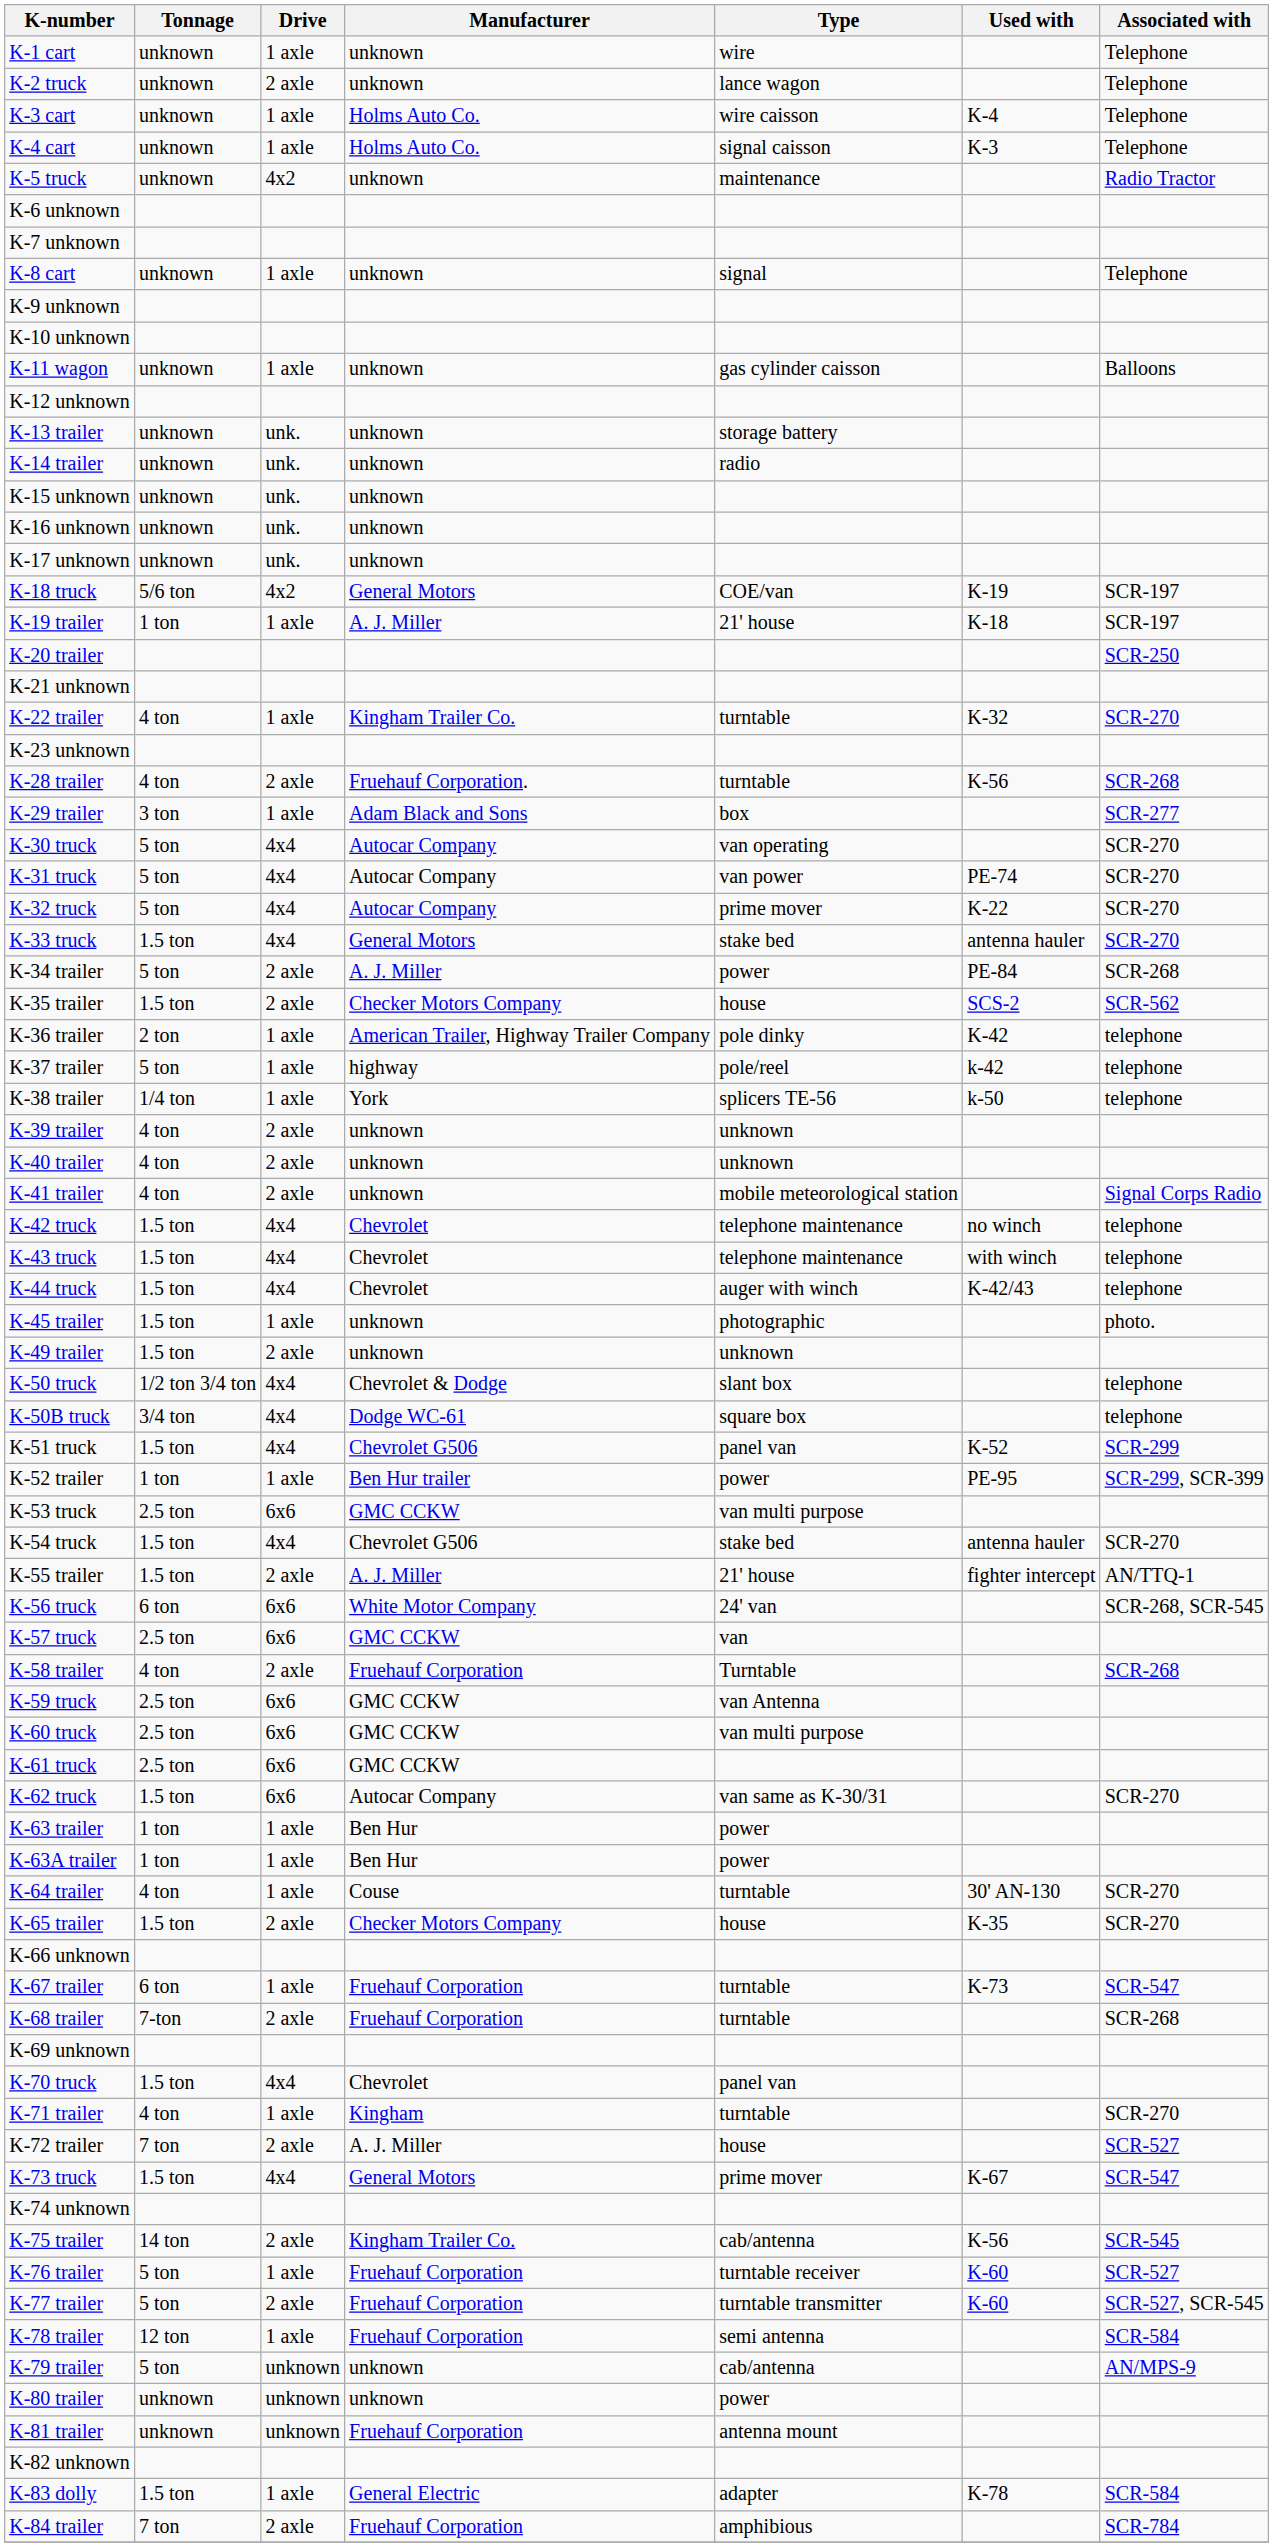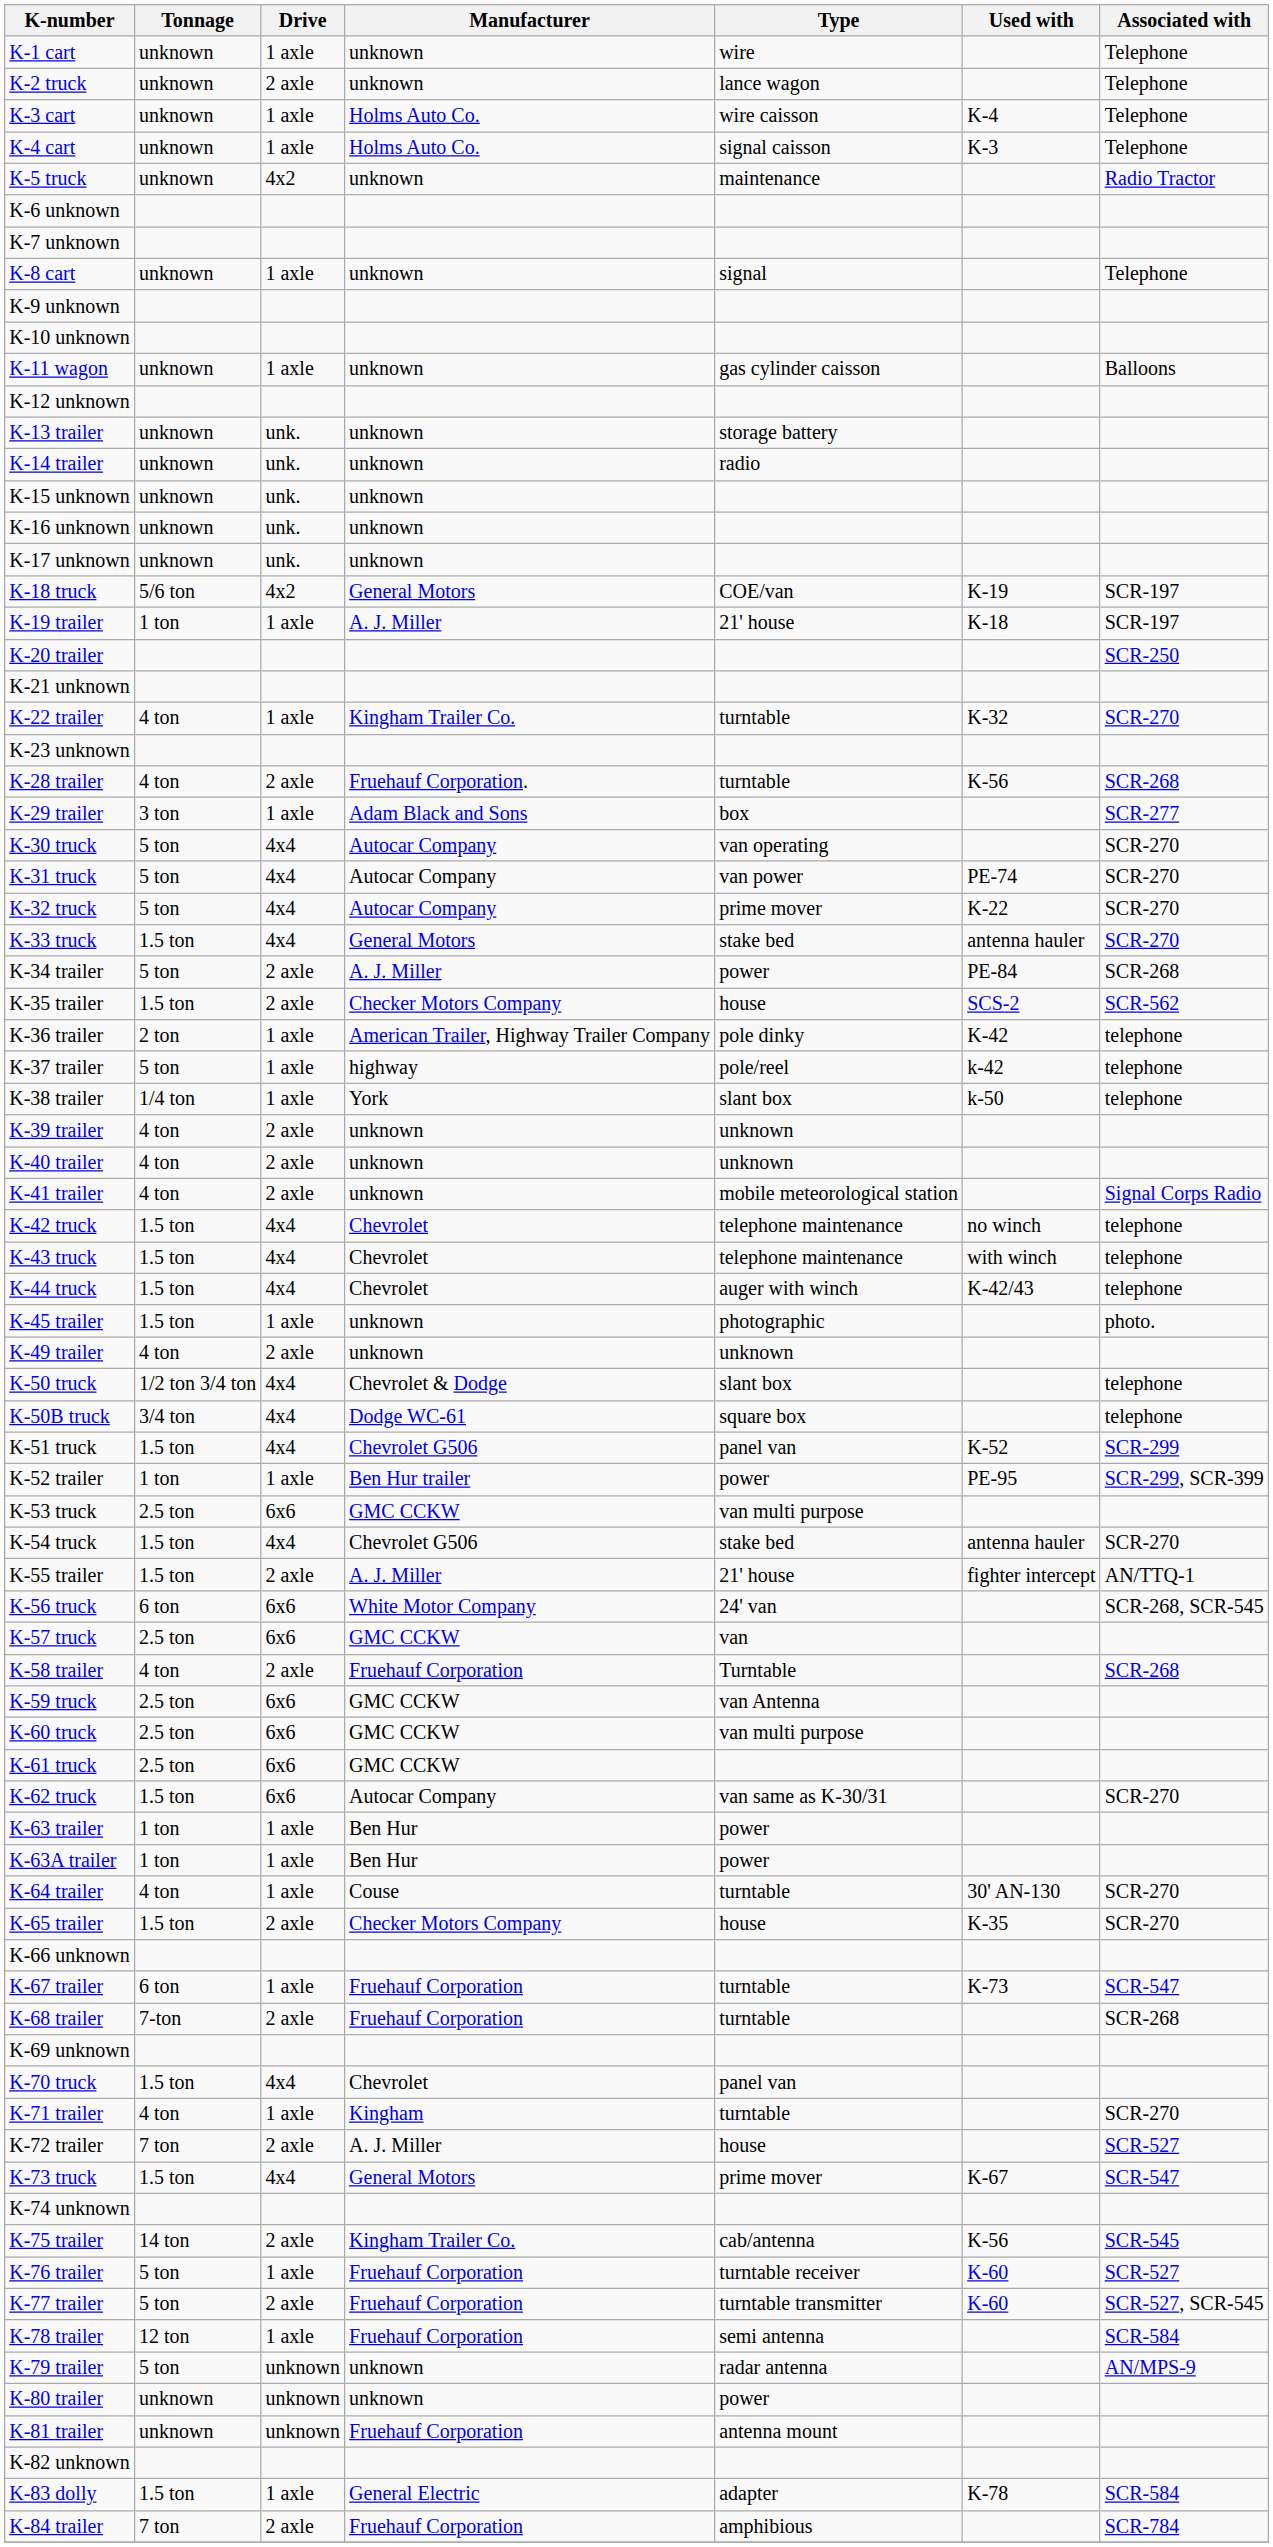(778, 1098) splicers TE-56 -> (756, 1098) slant box
(167, 1352) 1.5 ton -> (159, 1352) 4 ton
(767, 2367) cab/antenna -> (773, 2367) radar antenna
